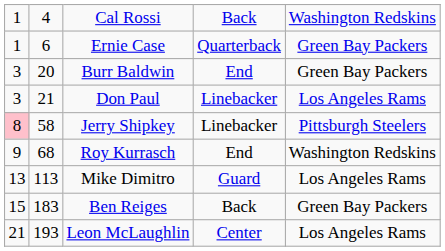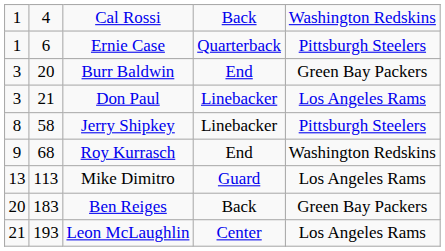(362, 44) Green Bay Packers -> (362, 44) Pittsburgh Steelers
(17, 125) pink background -> (17, 125) no background
(17, 206) 15 -> (17, 206) 20
